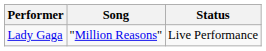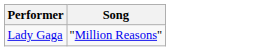- column: (213, 14)
